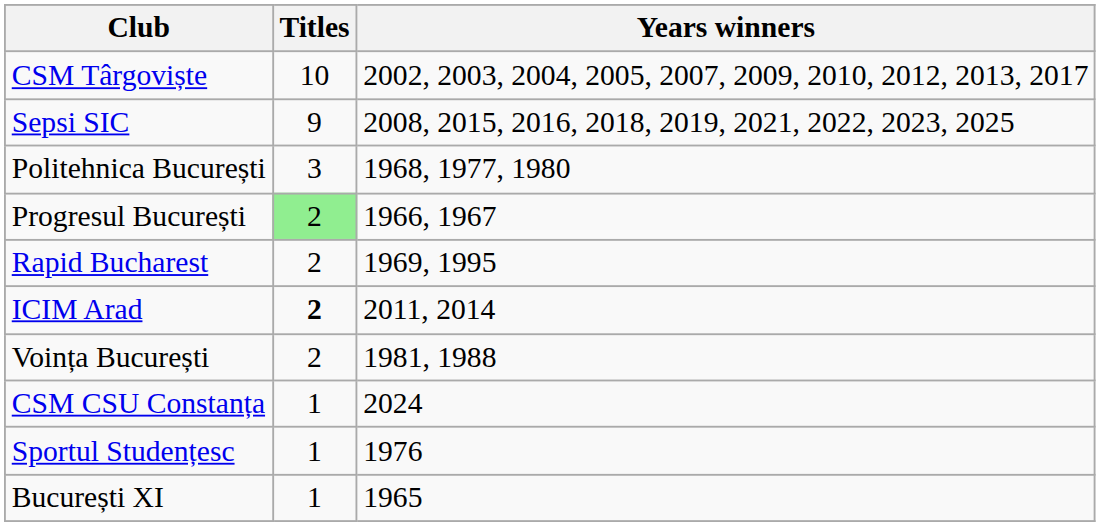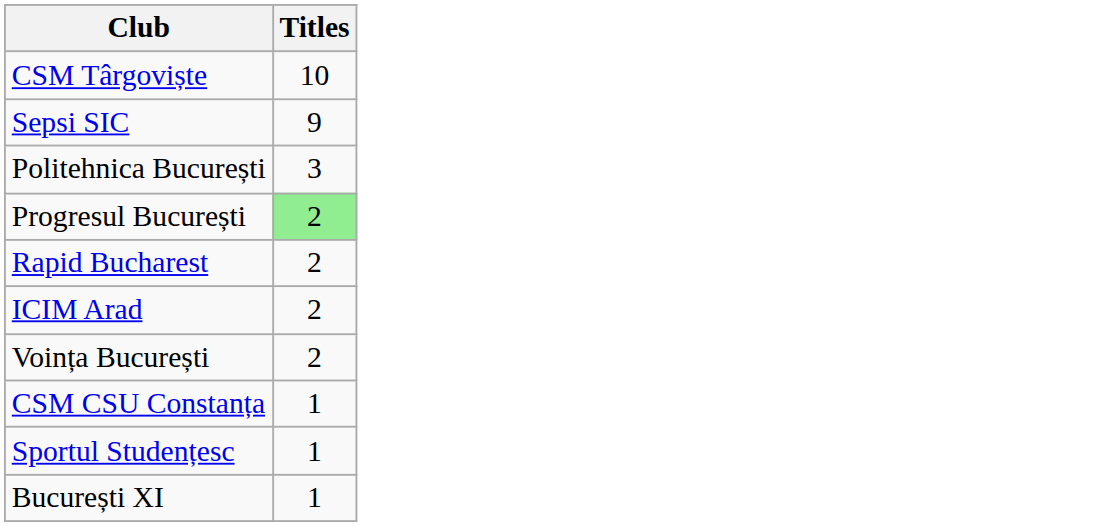- column: (726, 27)
(315, 309) bold -> (315, 309) normal
